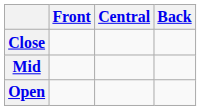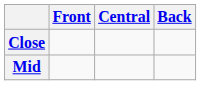- row: (27, 92)
